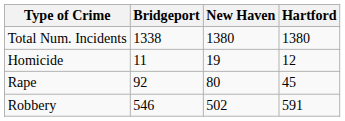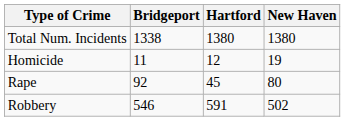columns swapped: (241, 15) <-> (309, 15)
